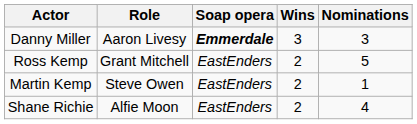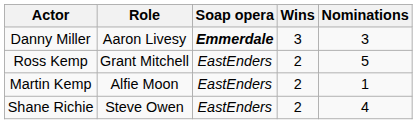(144, 84) Steve Owen -> (144, 84) Alfie Moon
(144, 107) Alfie Moon -> (144, 107) Steve Owen
